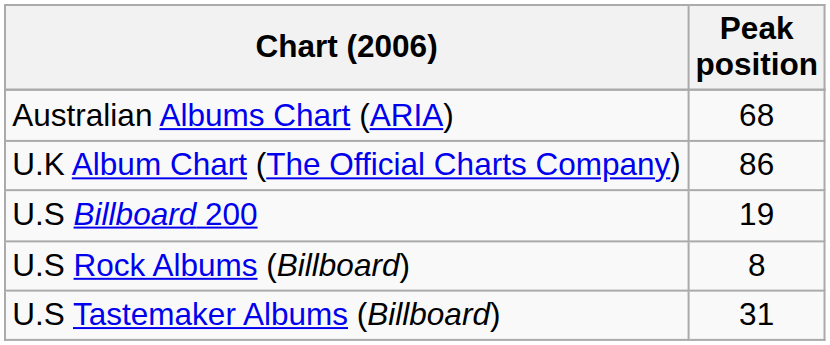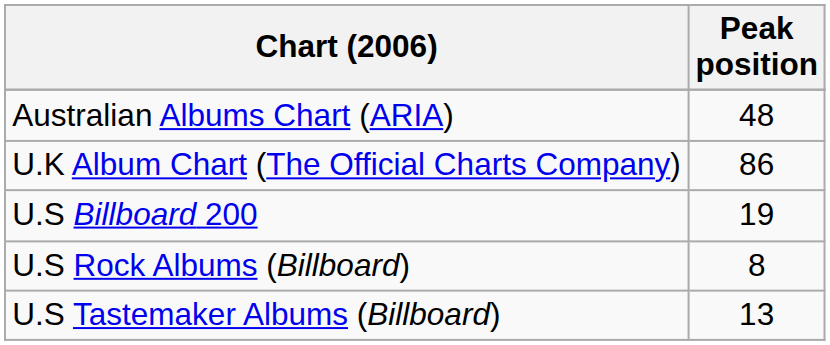(757, 114) 68 -> (757, 114) 48
(757, 314) 31 -> (757, 314) 13
